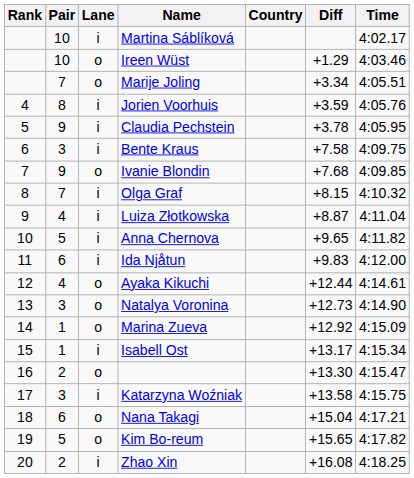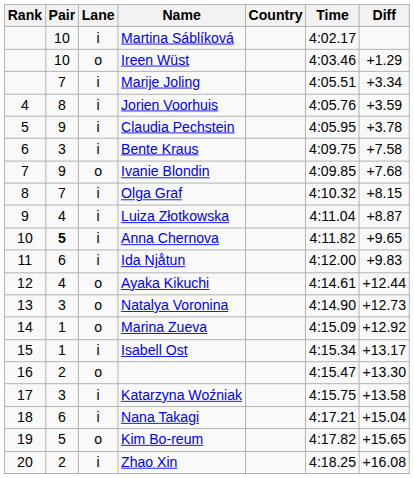columns swapped: (382, 15) <-> (331, 15)
(98, 82) o -> (98, 82) i
(62, 238) normal -> (62, 238) bold
(98, 417) o -> (98, 417) i
